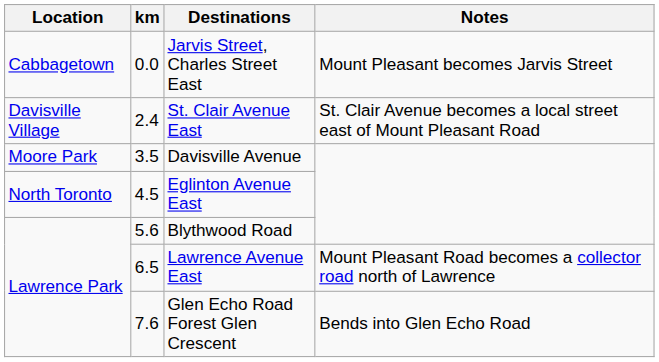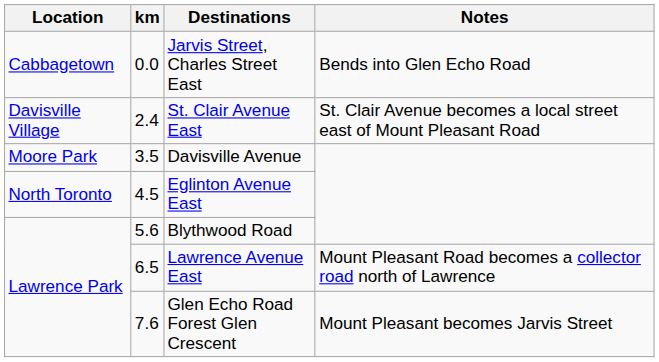(466, 64) Mount Pleasant becomes Jarvis Street -> (425, 64) Bends into Glen Echo Road
(425, 323) Bends into Glen Echo Road -> (466, 323) Mount Pleasant becomes Jarvis Street
